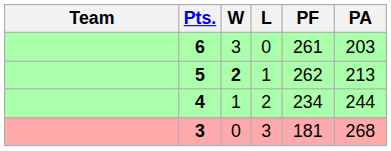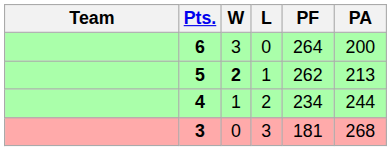(308, 46) 261 -> (308, 46) 264
(360, 46) 203 -> (360, 46) 200
